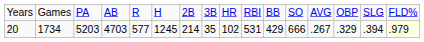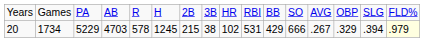(88, 29) 5203 -> (88, 29) 5229
(141, 29) 577 -> (141, 29) 578
(191, 29) 214 -> (191, 29) 215
(210, 29) 35 -> (210, 29) 38
